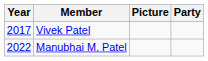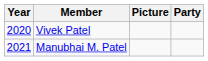(19, 30) 2017 -> (19, 30) 2020
(19, 47) 2022 -> (19, 47) 2021
